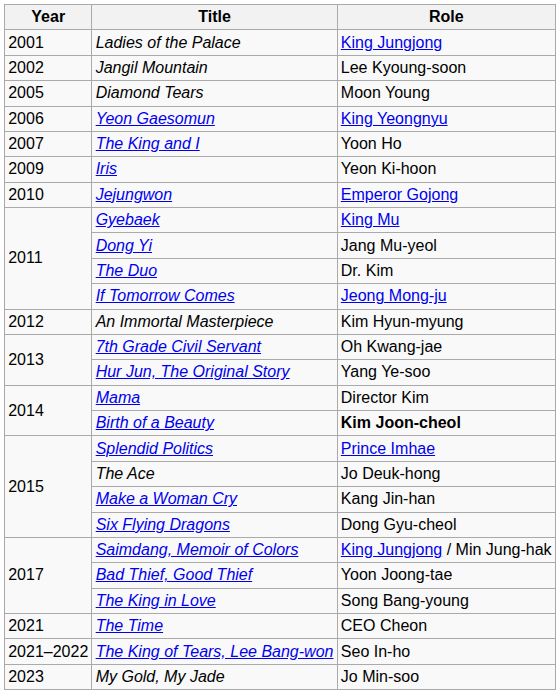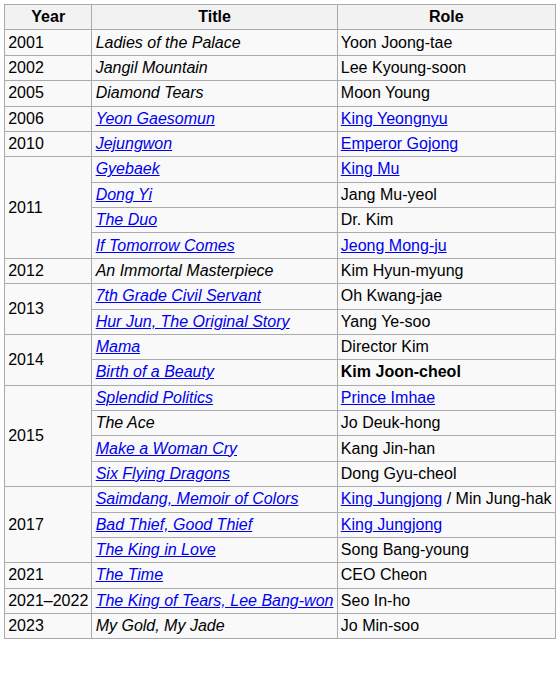(392, 42) King Jungjong -> (397, 42) Yoon Joong-tae
- row: (148, 144)
- row: (106, 169)
(397, 575) Yoon Joong-tae -> (392, 524) King Jungjong
